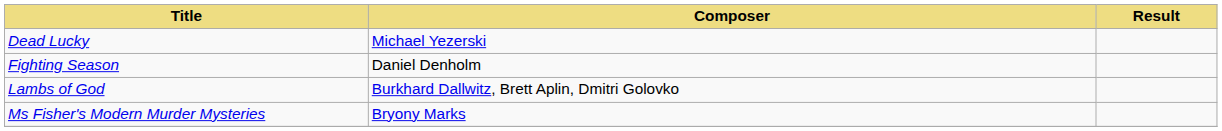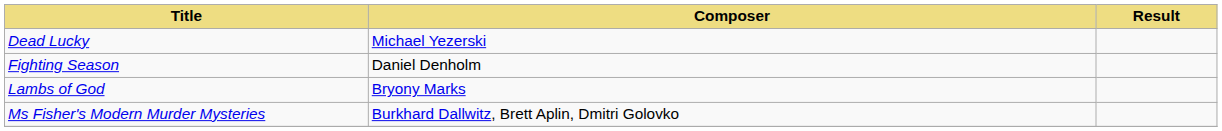(525, 89) Burkhard Dallwitz, Brett Aplin, Dmitri Golovko -> (419, 89) Bryony Marks
(419, 114) Bryony Marks -> (525, 114) Burkhard Dallwitz, Brett Aplin, Dmitri Golovko
